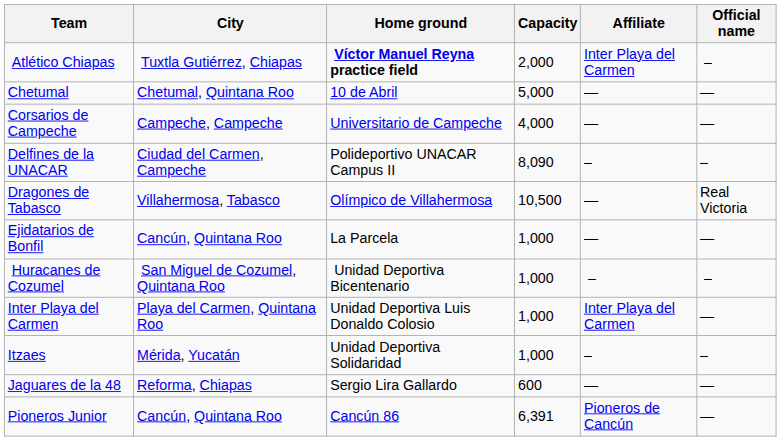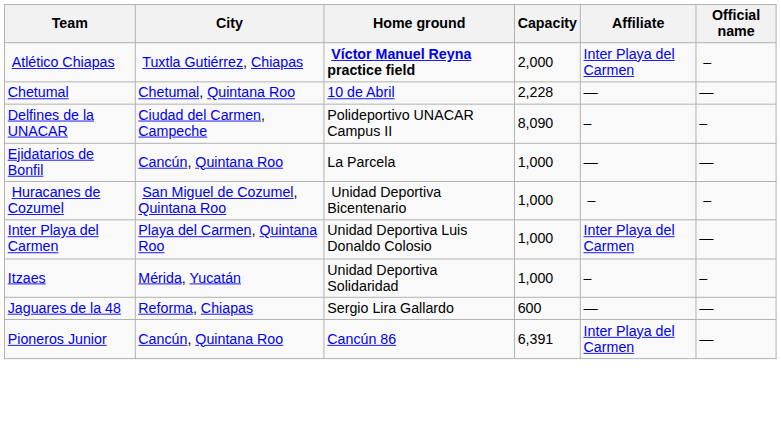(536, 92) 5,000 -> (535, 92) 2,228
- row: (48, 123)
- row: (48, 200)
(622, 416) Pioneros de Cancún -> (629, 339) Inter Playa del Carmen
